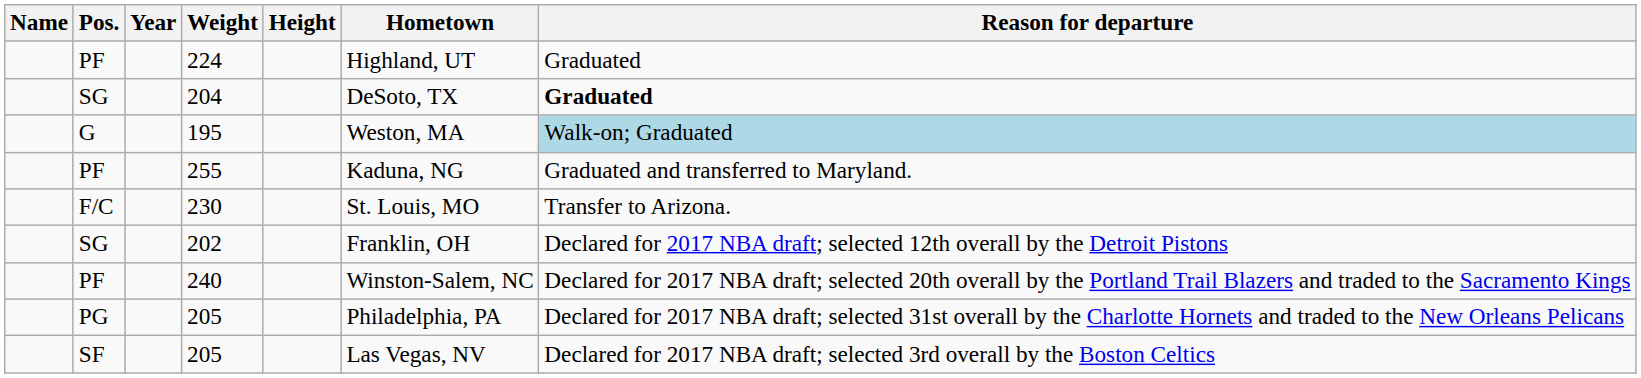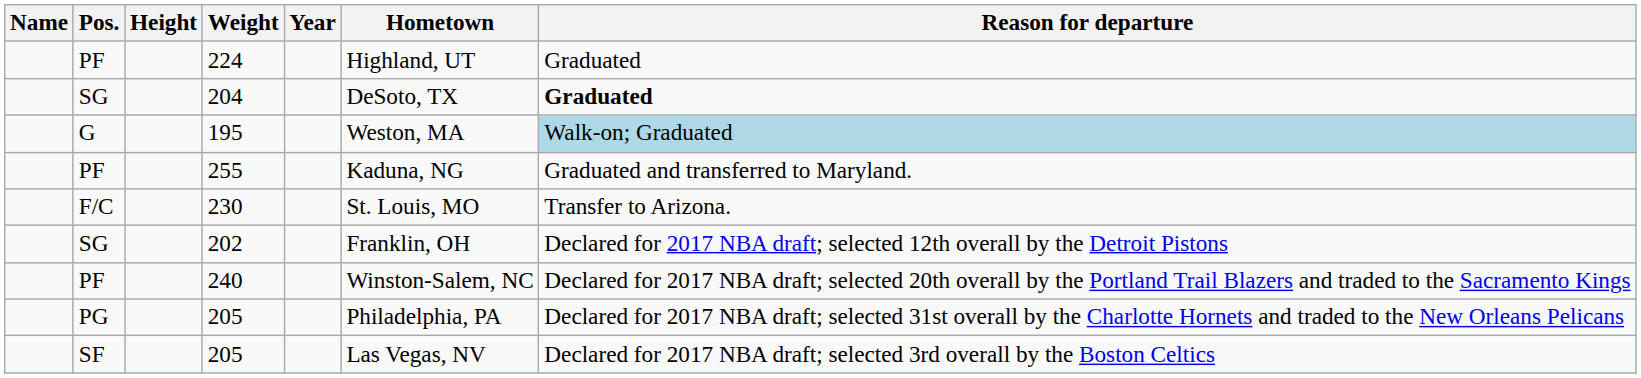columns swapped: (302, 22) <-> (153, 22)
